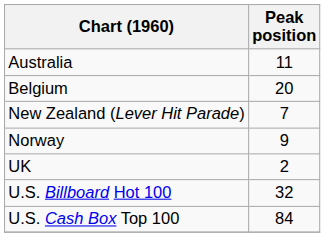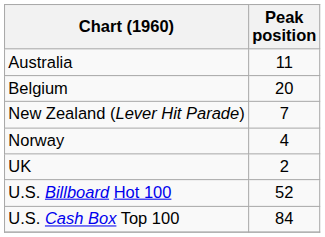(284, 140) 9 -> (284, 140) 4
(284, 192) 32 -> (284, 192) 52
